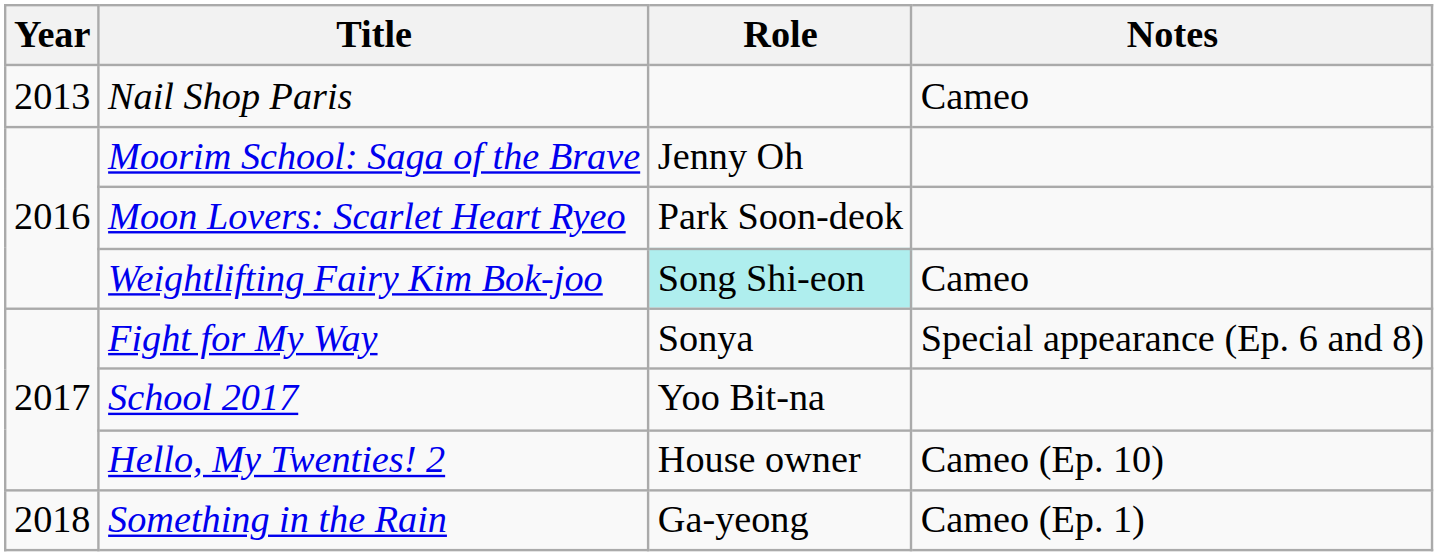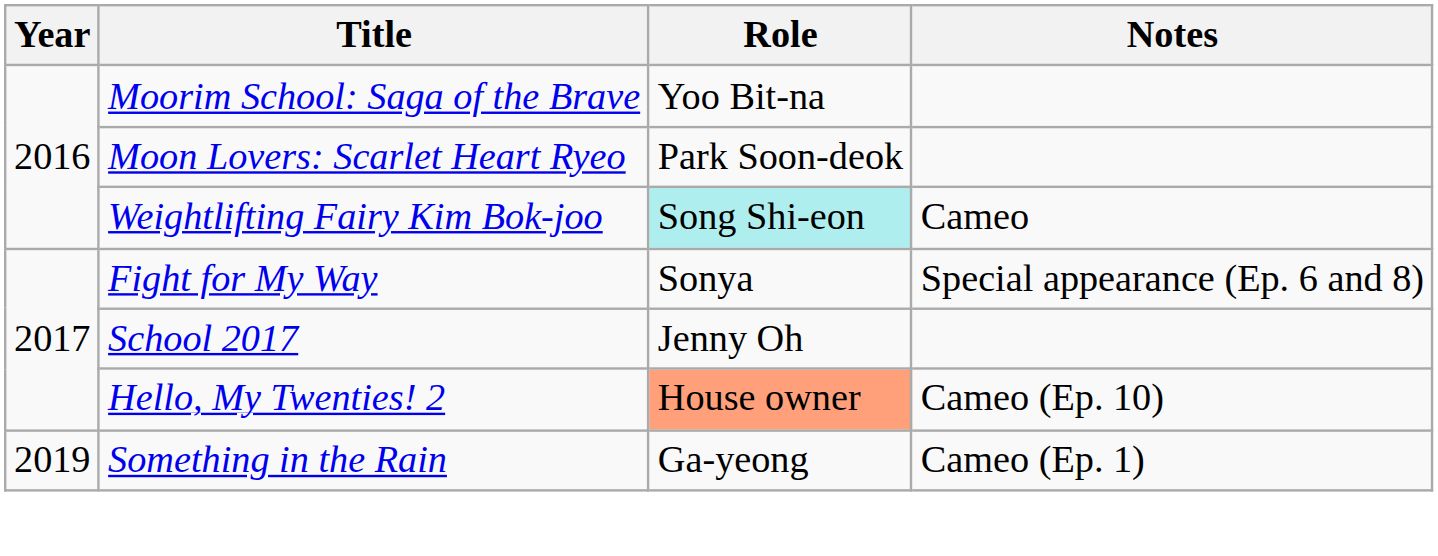- row: (230, 95)
(731, 156) Jenny Oh -> (741, 95) Yoo Bit-na
(741, 398) Yoo Bit-na -> (731, 338) Jenny Oh
(759, 459) no background -> (759, 398) lightsalmon background
(52, 519) 2018 -> (52, 459) 2019
